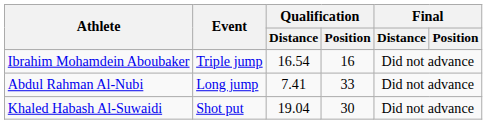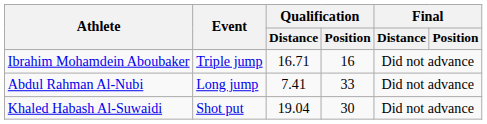(294, 61) 16.54 -> (294, 61) 16.71
